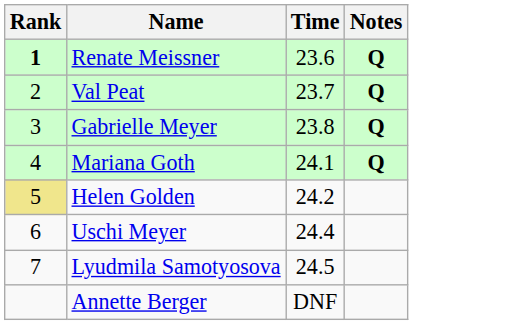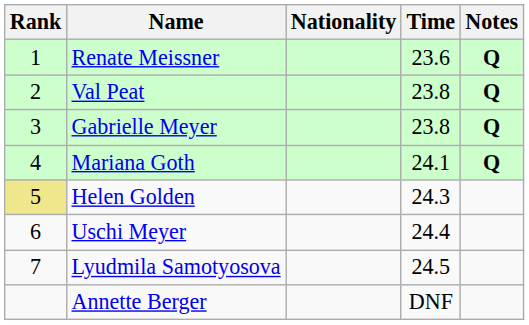+ column: (344, 22)
(36, 57) bold -> (36, 57) normal
(315, 92) 23.7 -> (431, 92) 23.8
(315, 197) 24.2 -> (431, 197) 24.3
